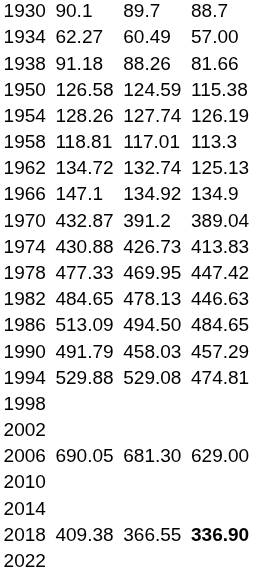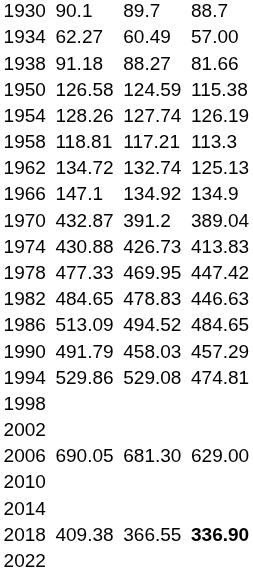(147, 63) 88.26 -> (147, 63) 88.27
(152, 142) 117.01 -> (152, 142) 117.21
(152, 299) 478.13 -> (152, 299) 478.83
(152, 325) 494.50 -> (152, 325) 494.52
(85, 377) 529.88 -> (85, 377) 529.86
